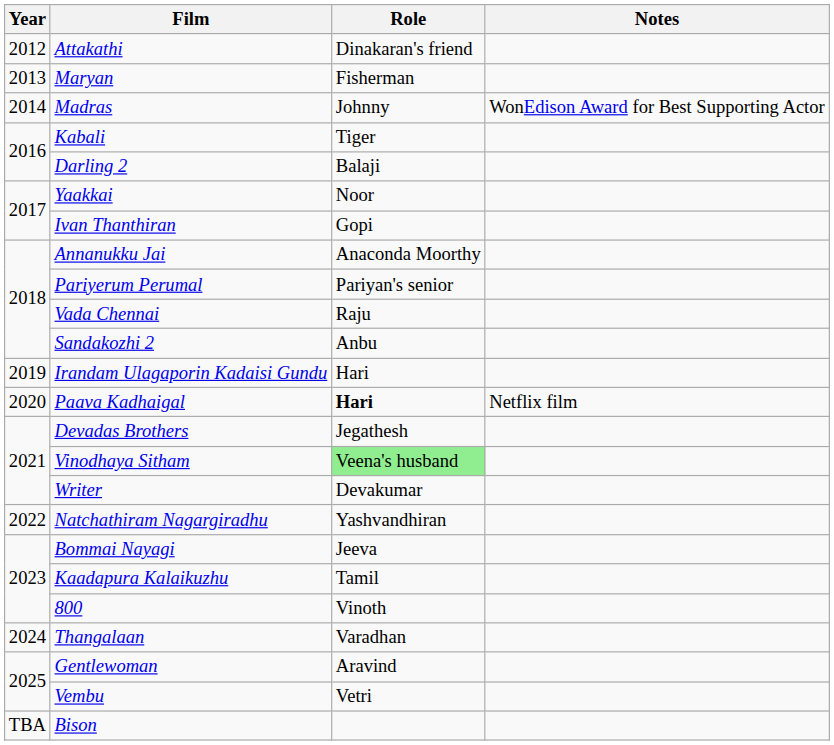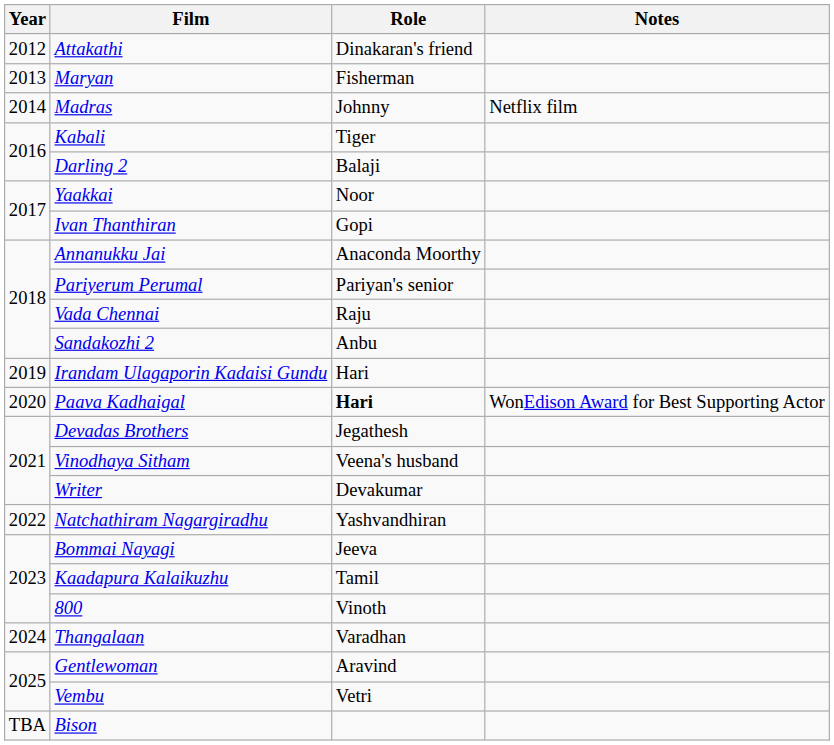(657, 107) WonEdison Award for Best Supporting Actor -> (533, 107) Netflix film
(533, 401) Netflix film -> (657, 401) WonEdison Award for Best Supporting Actor
(397, 460) lightgreen background -> (397, 460) no background
